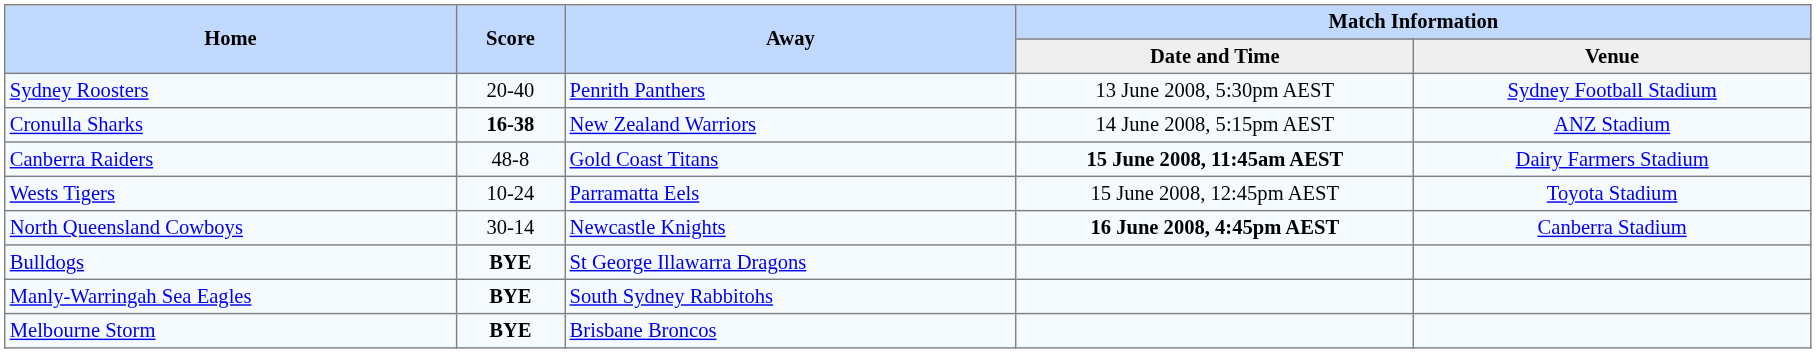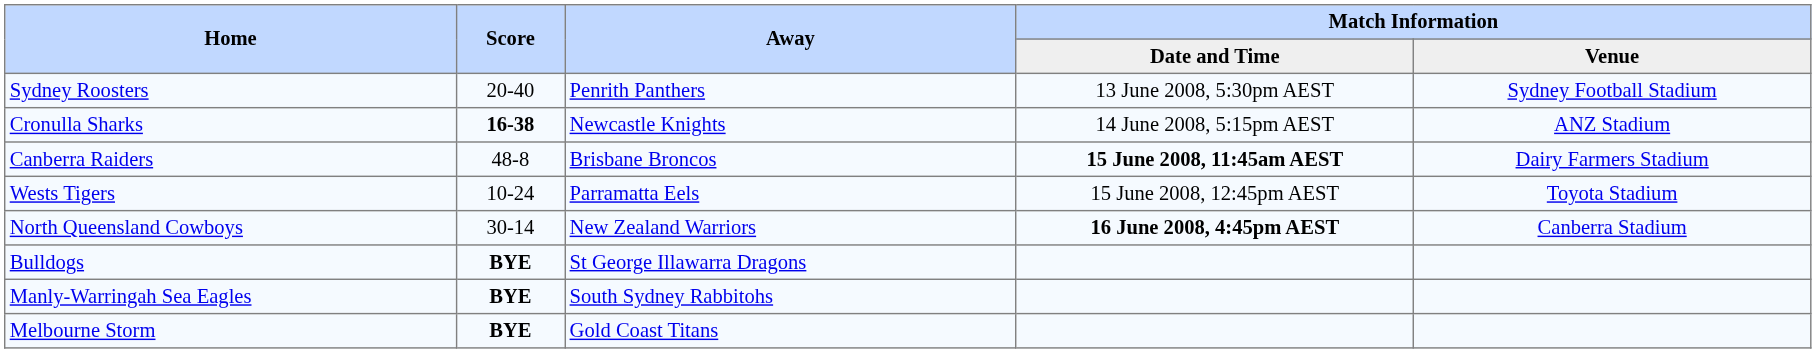(663, 124) New Zealand Warriors -> (648, 124) Newcastle Knights
(644, 158) Gold Coast Titans -> (643, 158) Brisbane Broncos
(648, 227) Newcastle Knights -> (663, 227) New Zealand Warriors
(643, 330) Brisbane Broncos -> (644, 330) Gold Coast Titans
